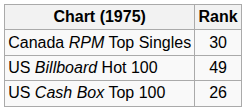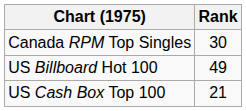(218, 93) 26 -> (218, 93) 21
